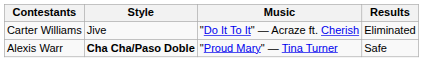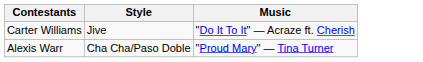- column: (390, 13)
(141, 48) bold -> (139, 48) normal
